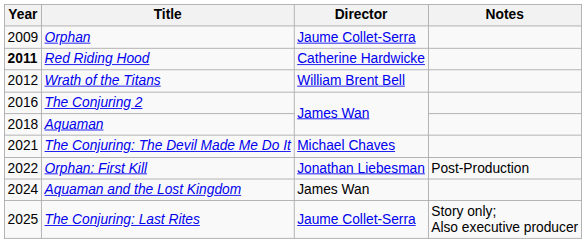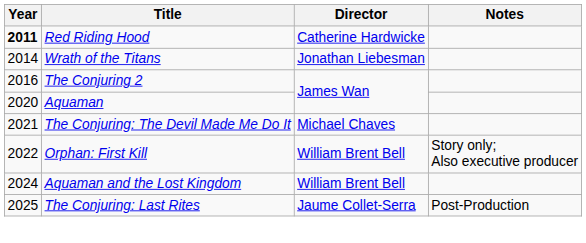- row: (68, 37)
(23, 80) 2012 -> (23, 59) 2014
(351, 80) William Brent Bell -> (361, 59) Jonathan Liebesman
(23, 124) 2018 -> (23, 102) 2020
(361, 168) Jonathan Liebesman -> (351, 154) William Brent Bell
(480, 168) Post-Production -> (505, 154) Story only; Also executive producer
(333, 189) James Wan -> (351, 183) William Brent Bell
(505, 219) Story only; Also executive producer -> (480, 205) Post-Production
